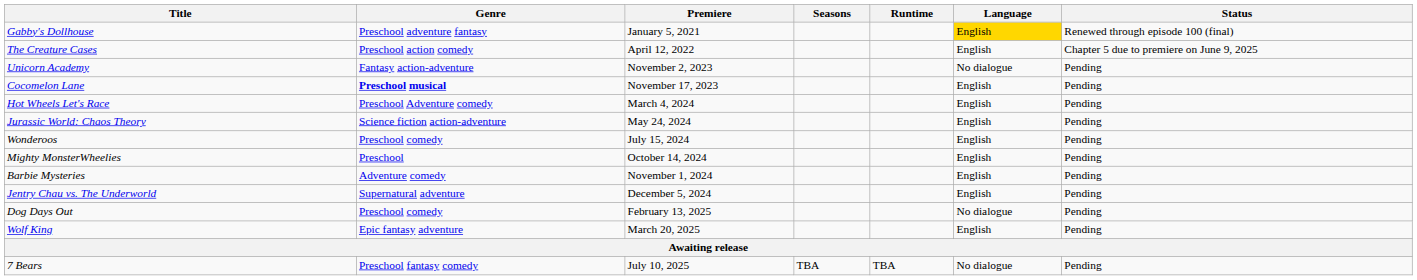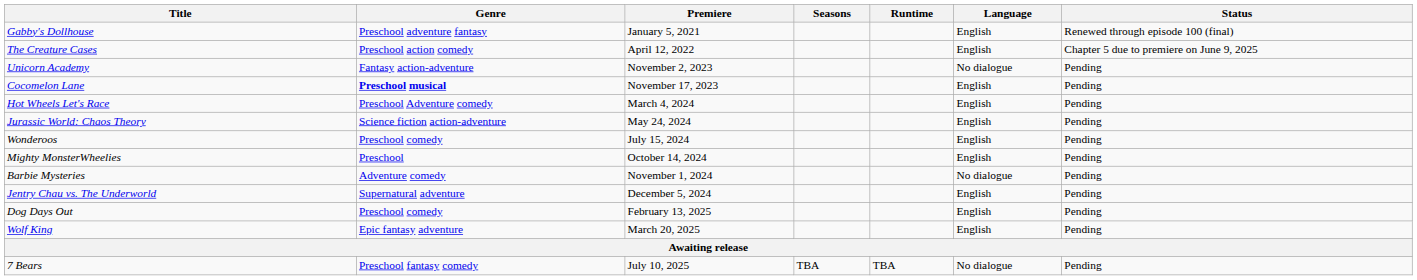(974, 31) gold background -> (974, 31) no background
(974, 175) English -> (984, 175) No dialogue
(984, 211) No dialogue -> (974, 211) English
